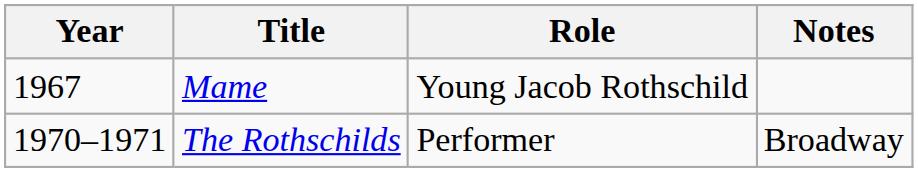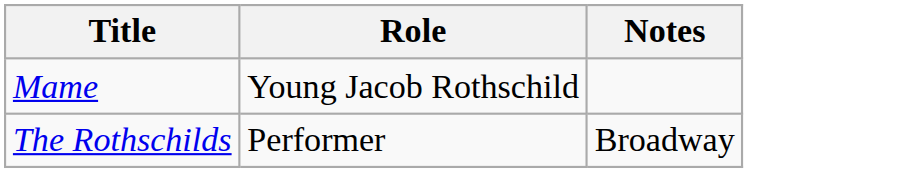- column: (90, 31)
